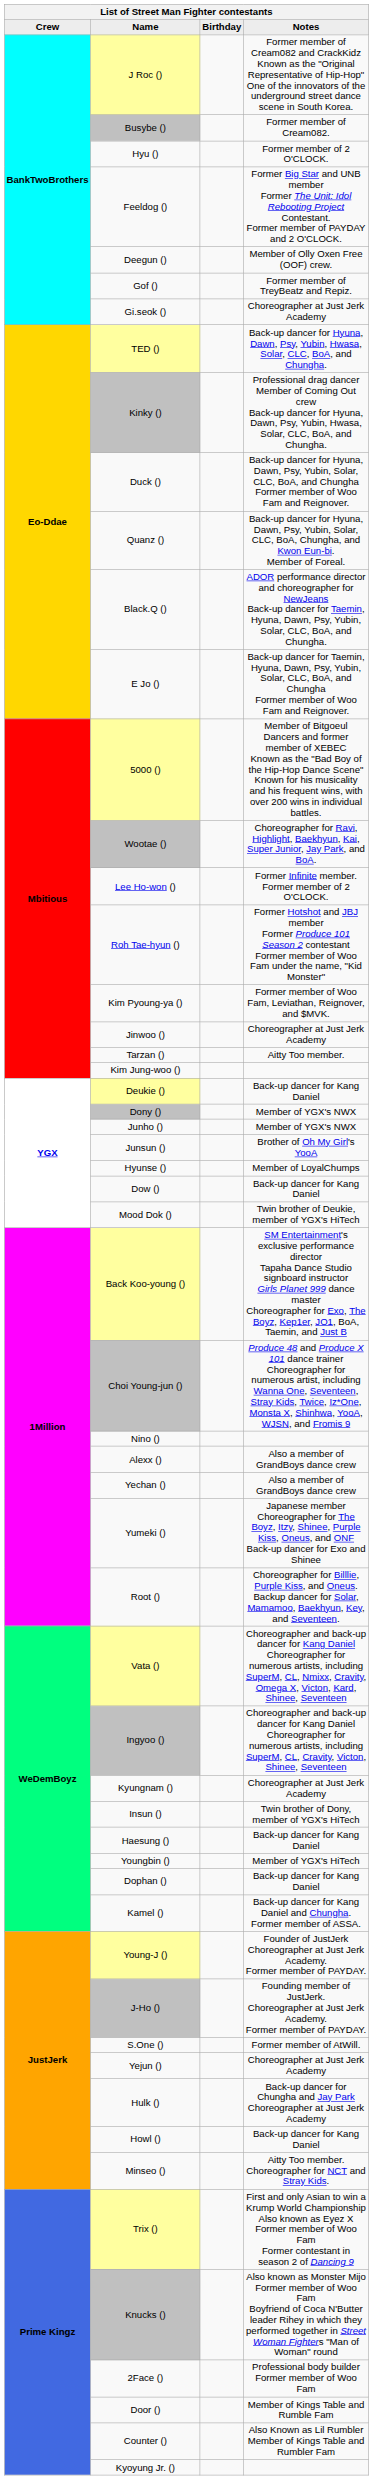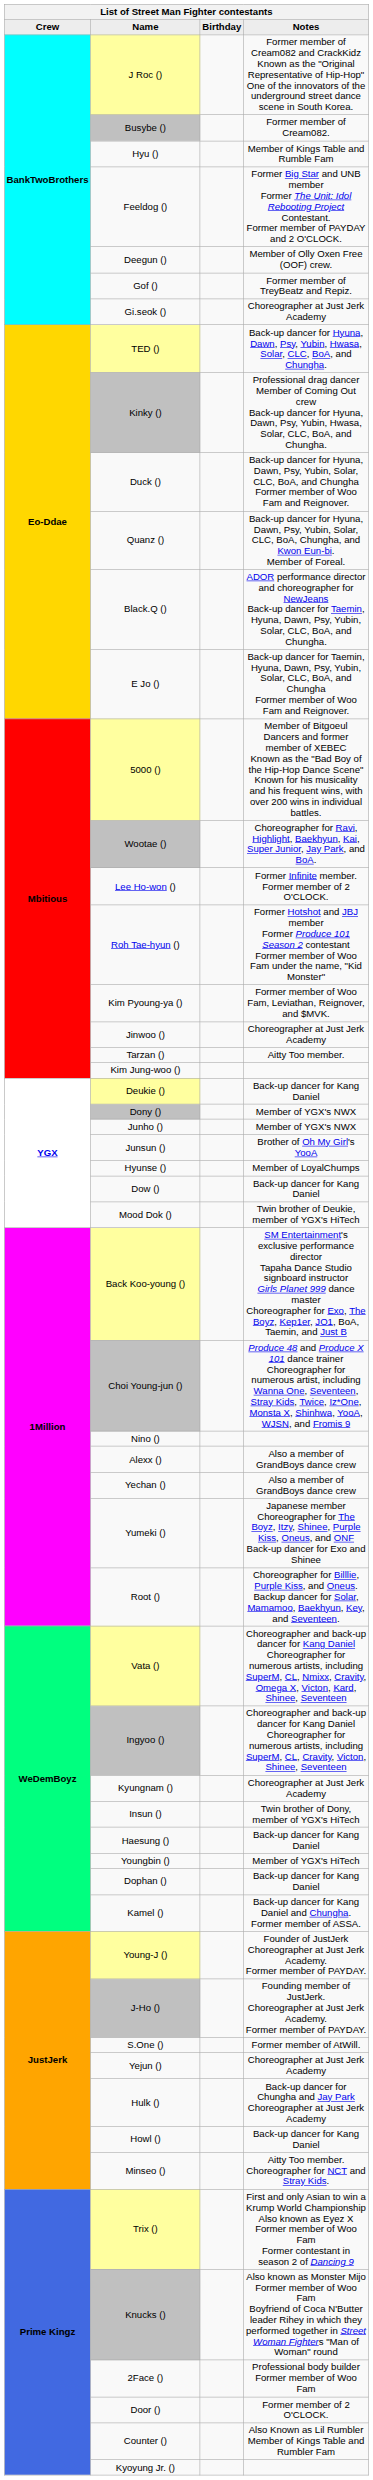(306, 154) Former member of 2 O'CLOCK. -> (306, 154) Member of Kings Table and Rumble Fam
(306, 2410) Member of Kings Table and Rumble Fam -> (306, 2410) Former member of 2 O'CLOCK.
